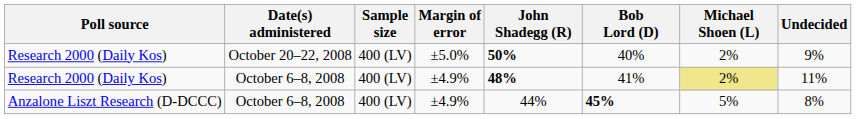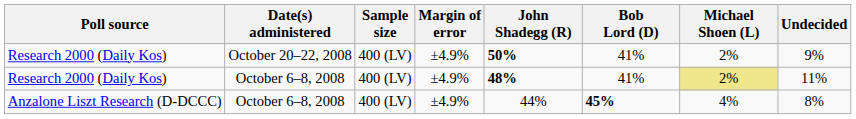(450, 55) ±5.0% -> (450, 55) ±4.9%
(631, 55) 40% -> (631, 55) 41%
(729, 101) 5% -> (729, 101) 4%
